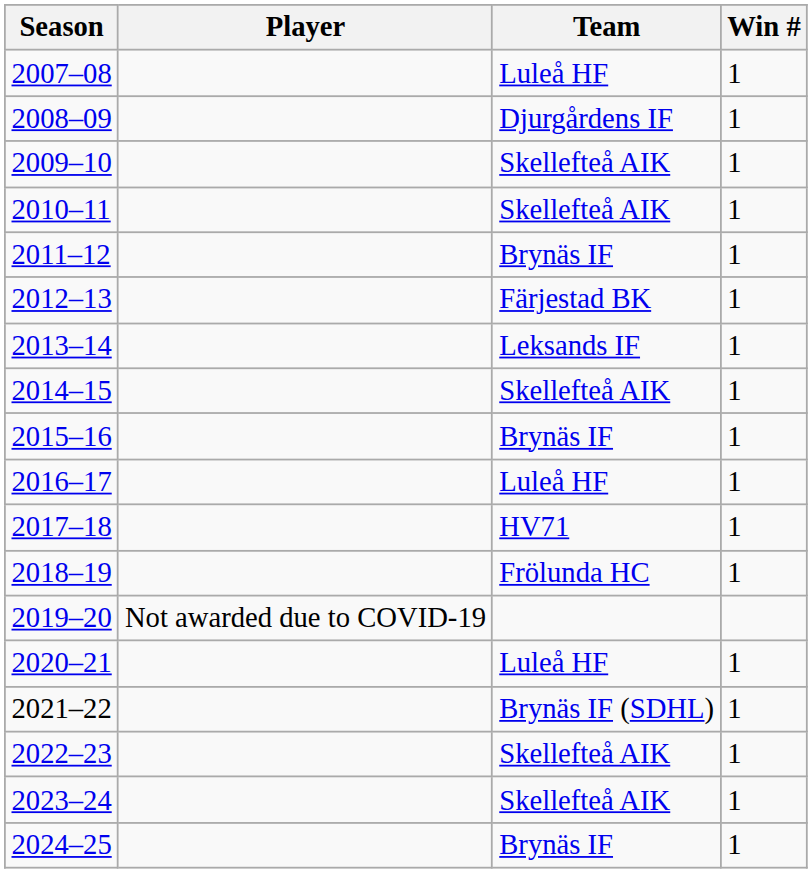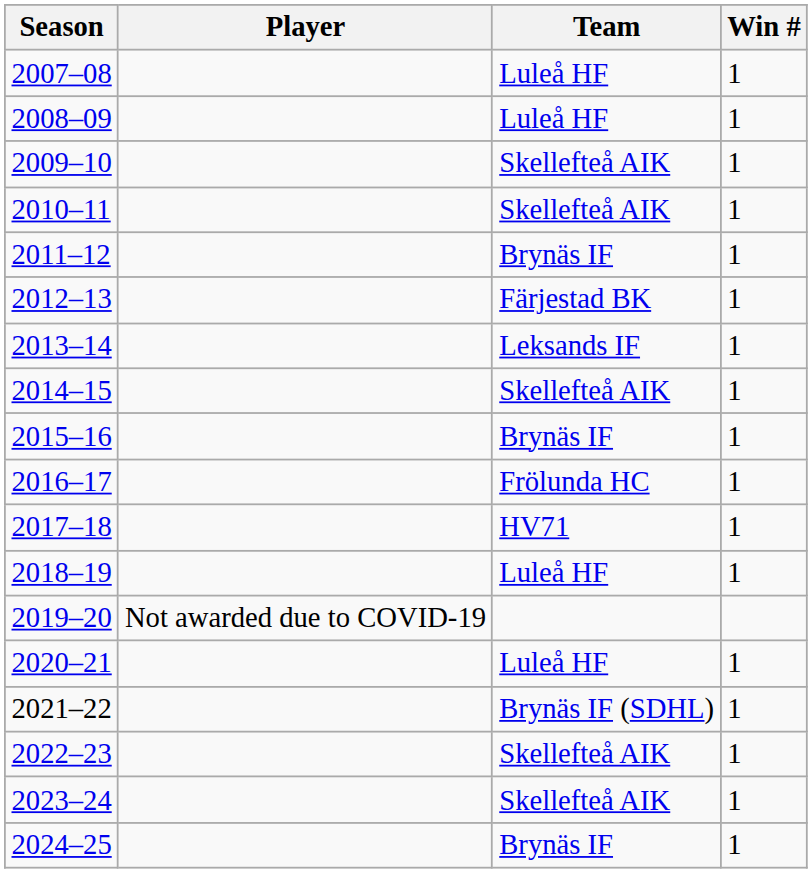(586, 118) Djurgårdens IF -> (554, 118) Luleå HF
(554, 481) Luleå HF -> (574, 481) Frölunda HC
(574, 572) Frölunda HC -> (554, 572) Luleå HF
